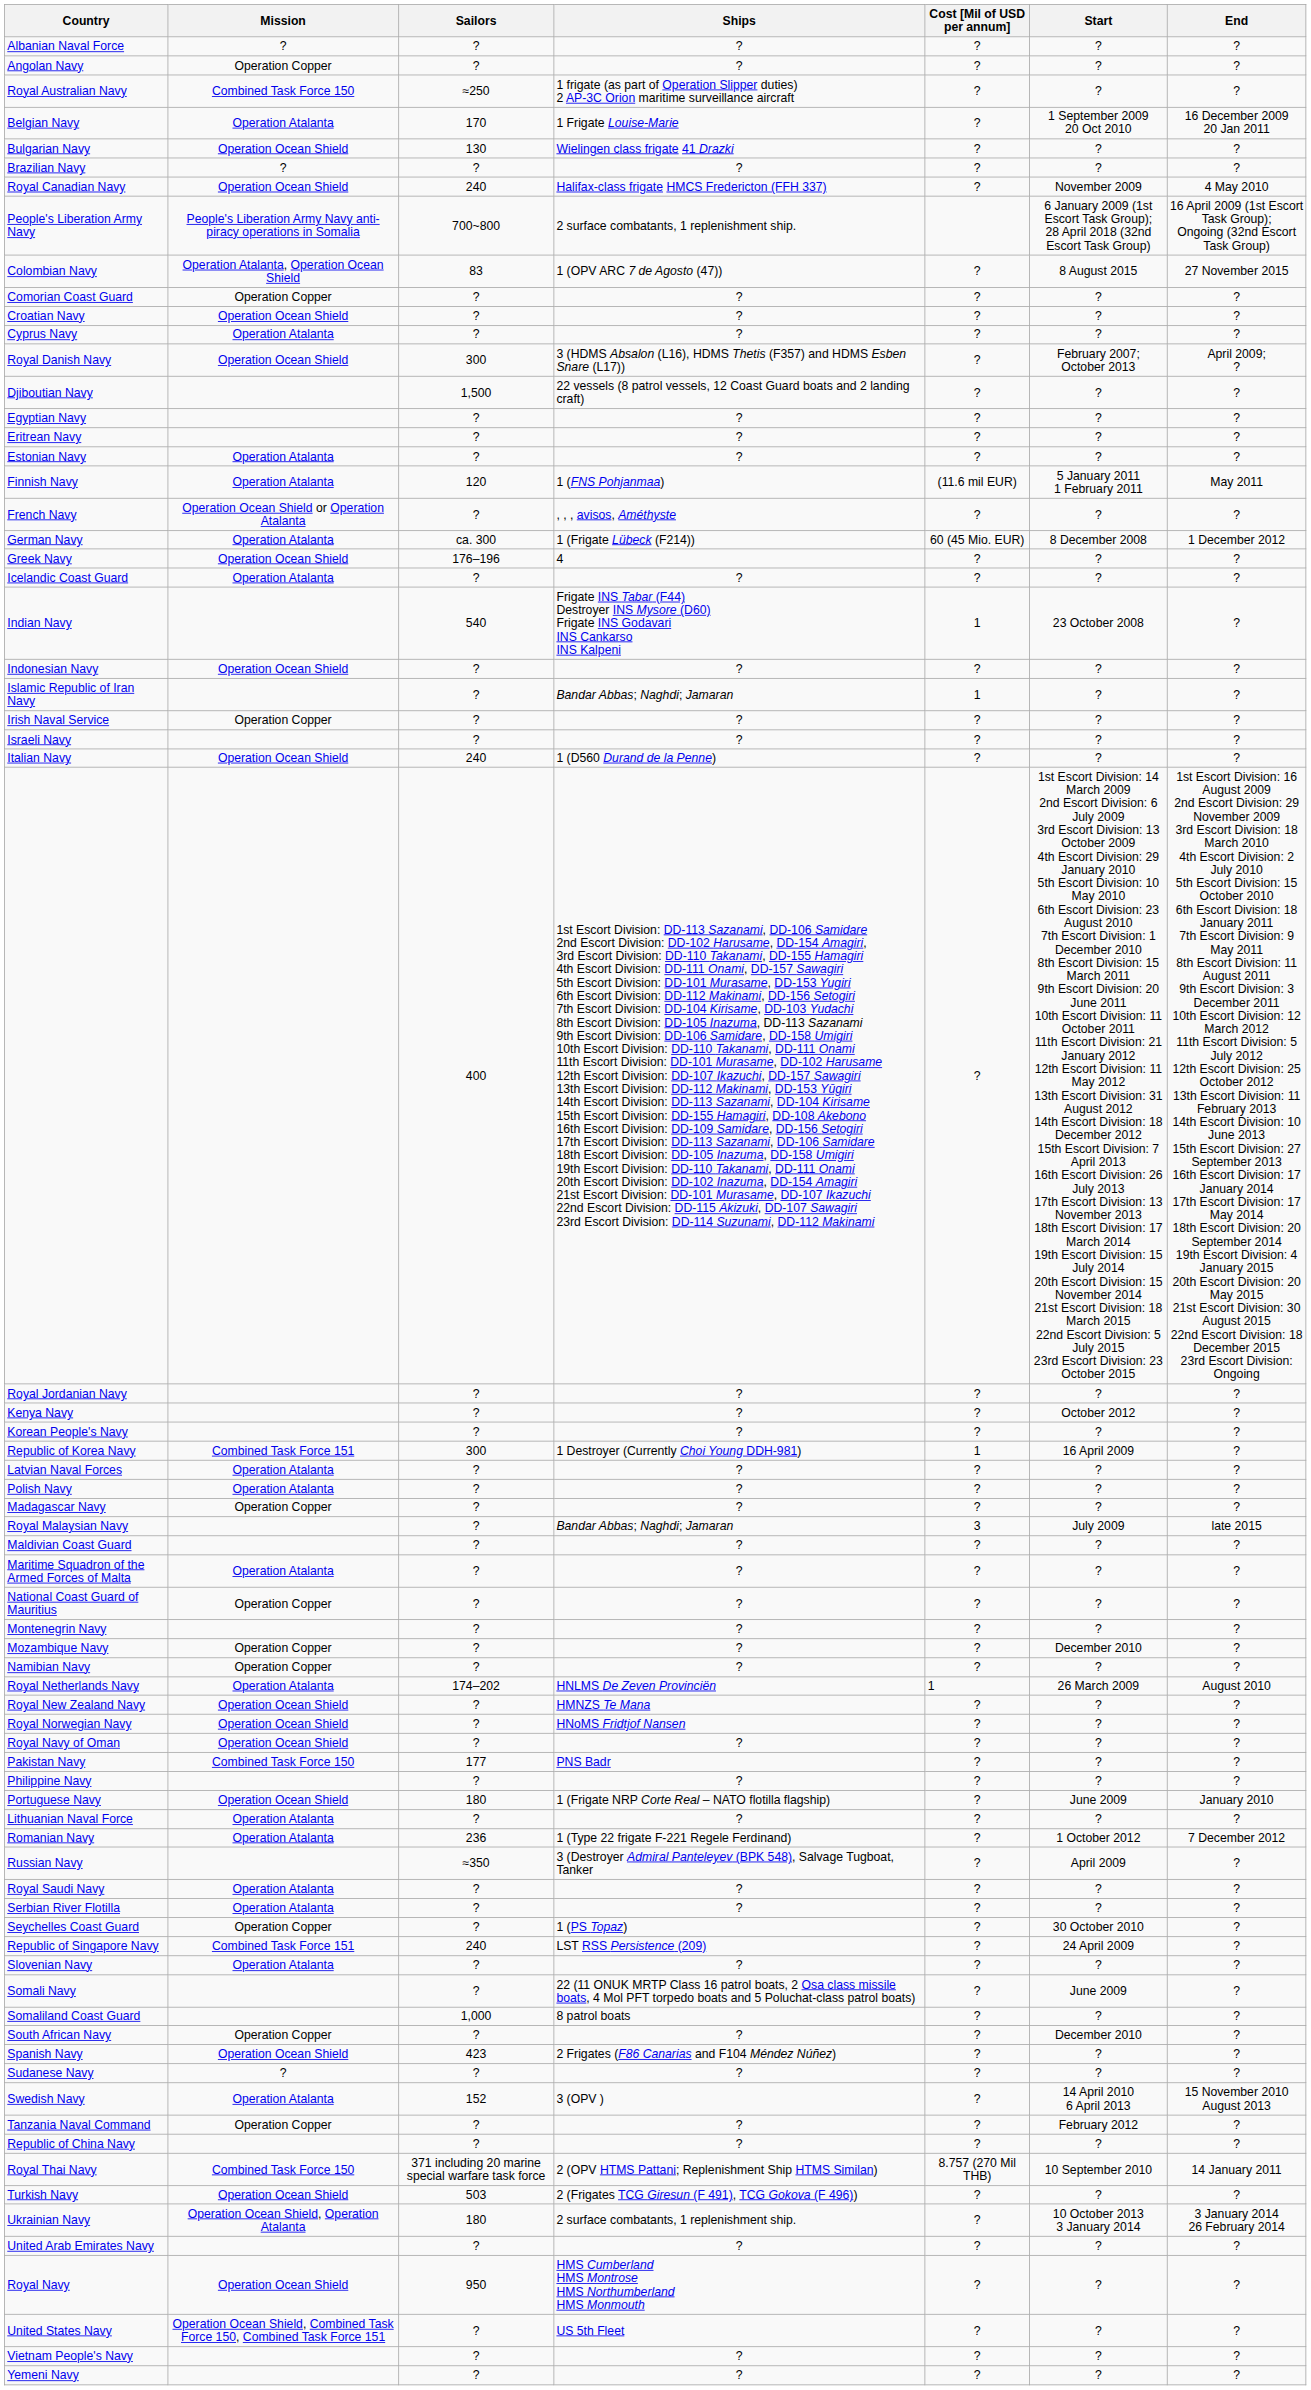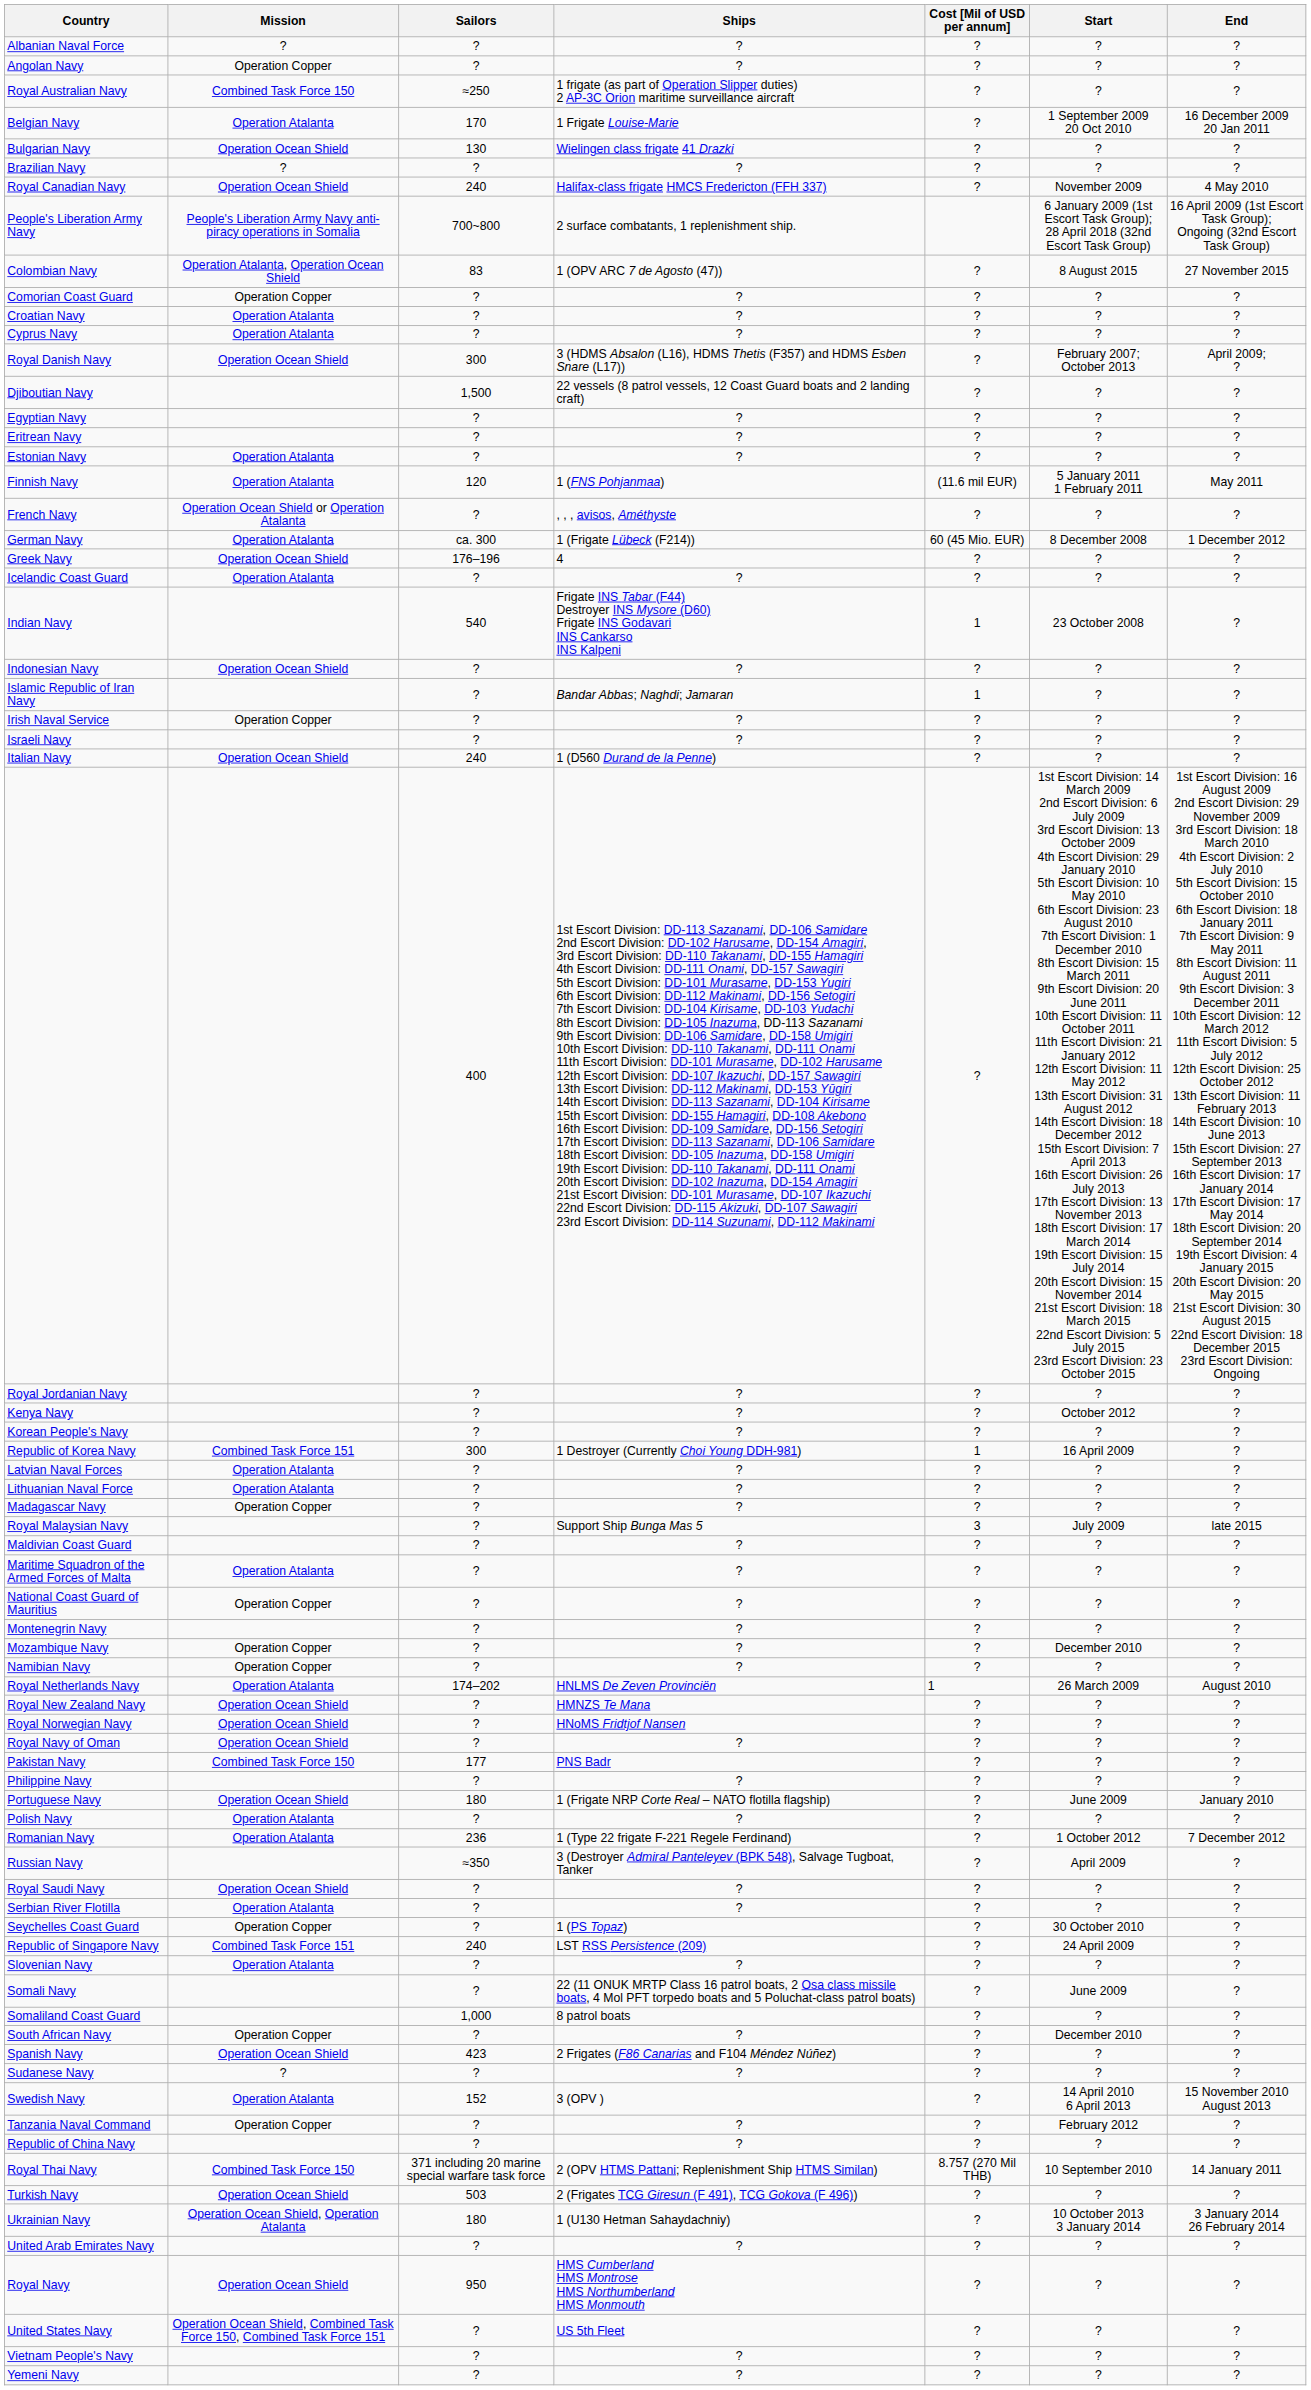(283, 315) Operation Ocean Shield -> (283, 315) Operation Atalanta
rows swapped: (70, 1819) <-> (40, 1488)
(645, 1526) Bandar Abbas; Naghdi; Jamaran -> (629, 1526) Support Ship Bunga Mas 5
(283, 1889) Operation Atalanta -> (283, 1889) Operation Ocean Shield
(676, 2220) 2 surface combatants, 1 replenishment ship. -> (643, 2220) 1 (U130 Hetman Sahaydachniy)
